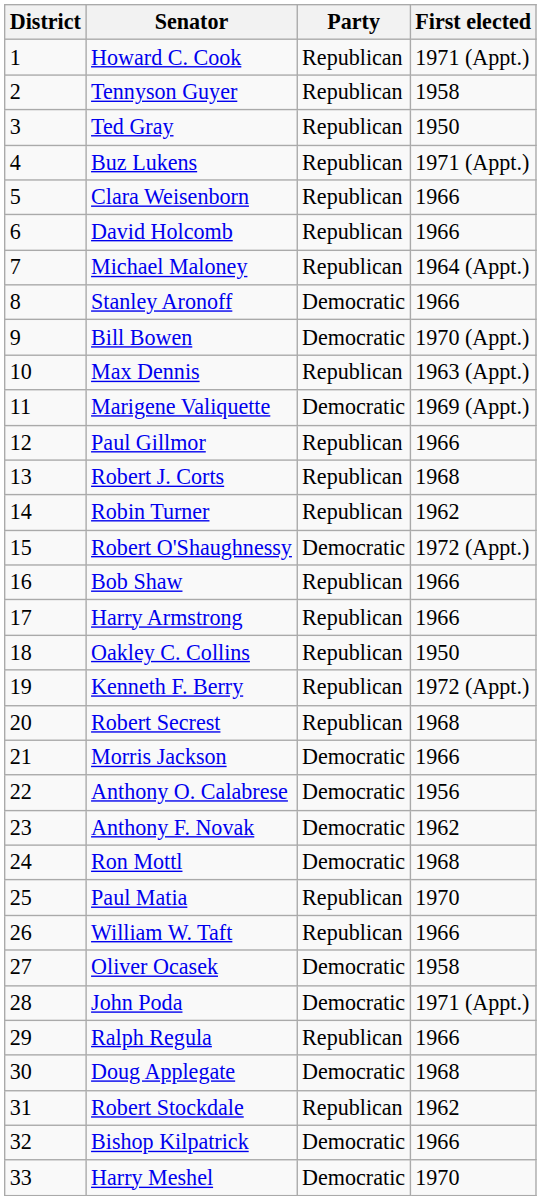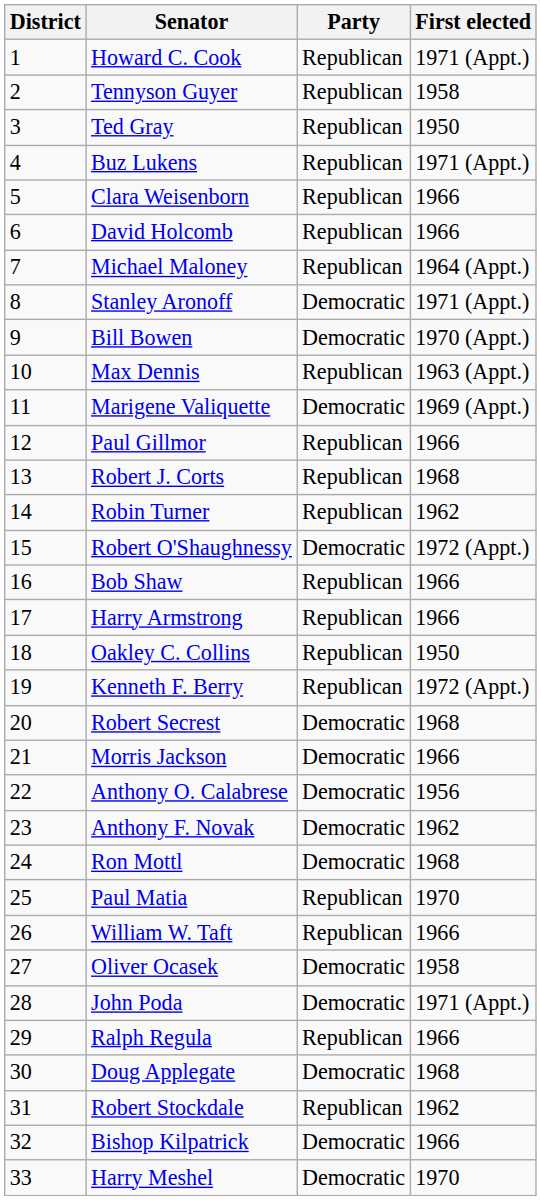(437, 302) 1966 -> (472, 302) 1971 (Appt.)
(352, 722) Republican -> (354, 722) Democratic
